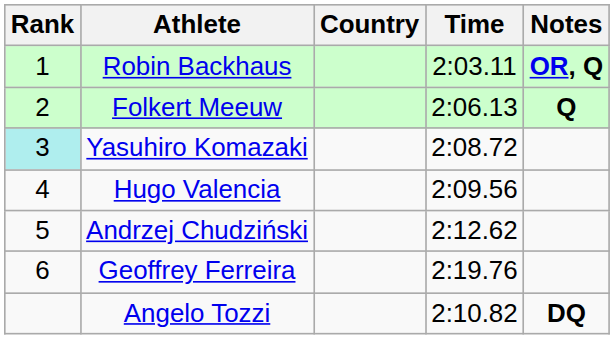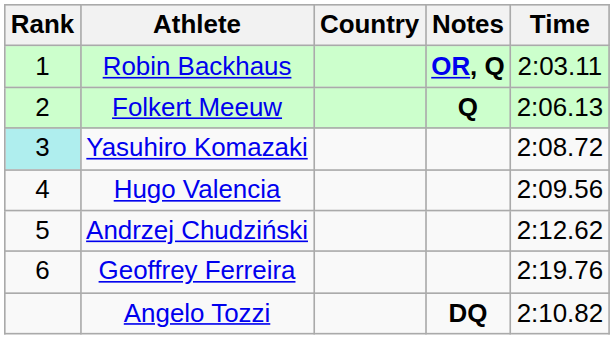columns swapped: (474, 25) <-> (566, 25)
